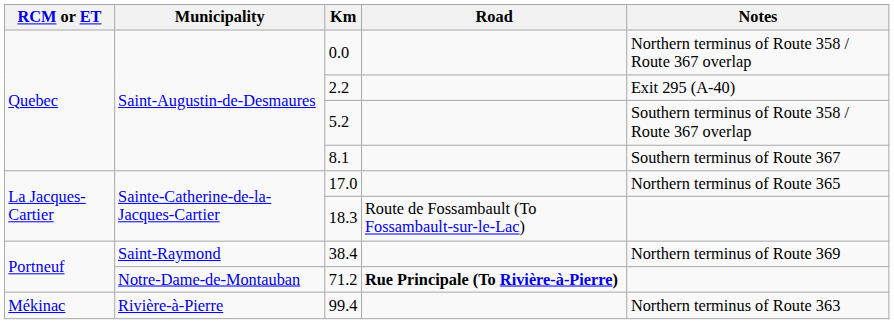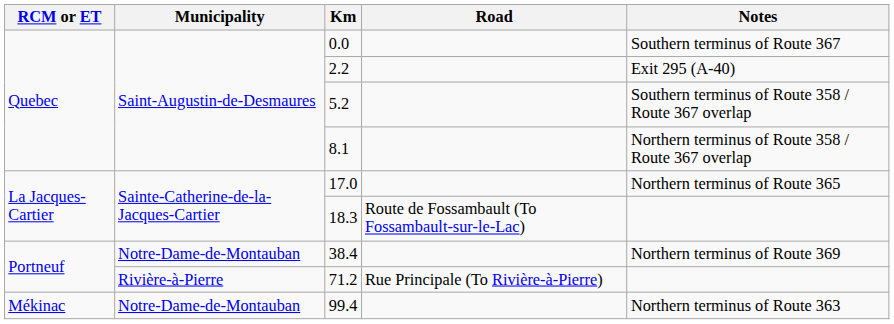(740, 52) Northern terminus of Route 358 / Route 367 overlap -> (736, 43) Southern terminus of Route 367
(736, 157) Southern terminus of Route 367 -> (740, 148) Northern terminus of Route 358 / Route 367 overlap
(169, 253) Saint-Raymond -> (209, 253) Notre-Dame-de-Montauban
(209, 279) Notre-Dame-de-Montauban -> (171, 279) Rivière-à-Pierre
(491, 279) bold -> (484, 279) normal
(171, 305) Rivière-à-Pierre -> (209, 305) Notre-Dame-de-Montauban
